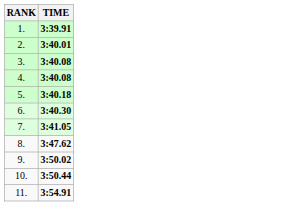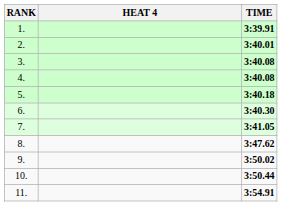+ column: (140, 13)
